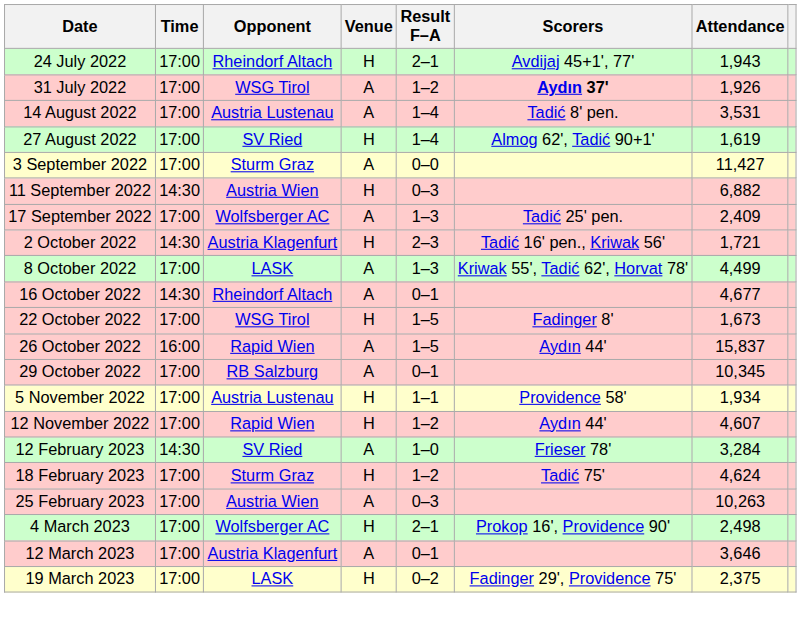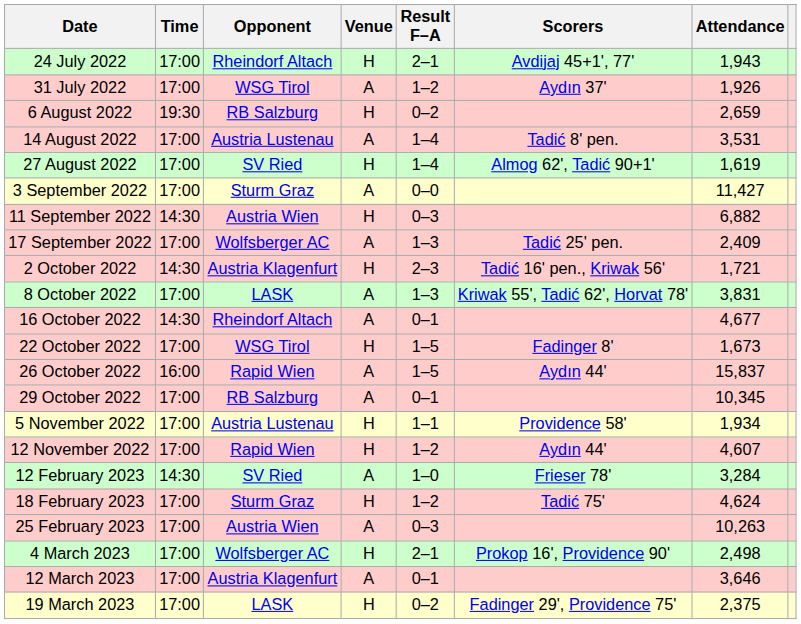(573, 87) bold -> (573, 87) normal
+ row: (80, 113)
(740, 268) 4,499 -> (740, 294) 3,831
